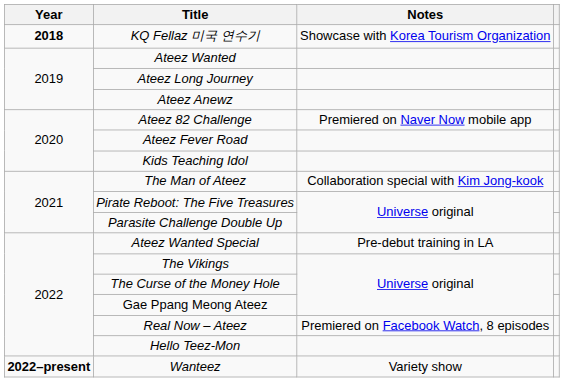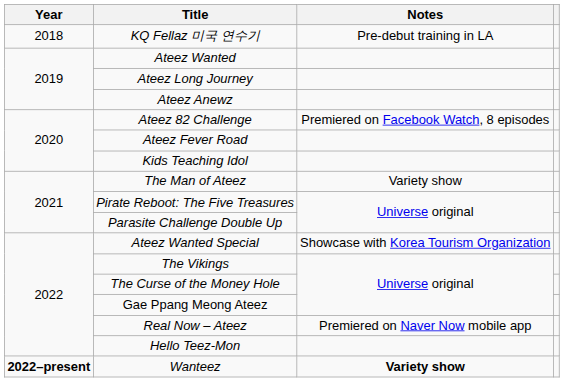(49, 36) bold -> (49, 36) normal
(425, 36) Showcase with Korea Tourism Organization -> (425, 36) Pre-debut training in LA
(425, 119) Premiered on Naver Now mobile app -> (425, 119) Premiered on Facebook Watch, 8 episodes
(425, 181) Collaboration special with Kim Jong-kook -> (425, 181) Variety show
(425, 243) Pre-debut training in LA -> (425, 243) Showcase with Korea Tourism Organization
(425, 325) Premiered on Facebook Watch, 8 episodes -> (425, 325) Premiered on Naver Now mobile app
(425, 366) normal -> (425, 366) bold
